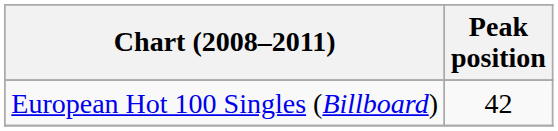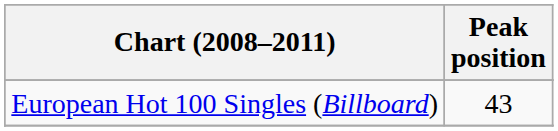(498, 102) 42 -> (498, 102) 43
